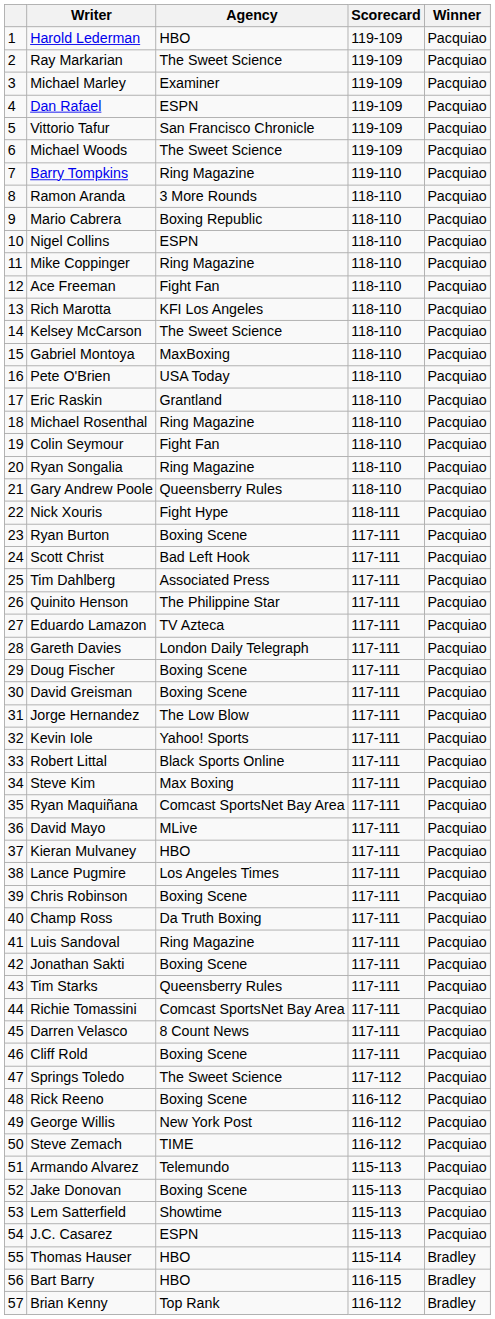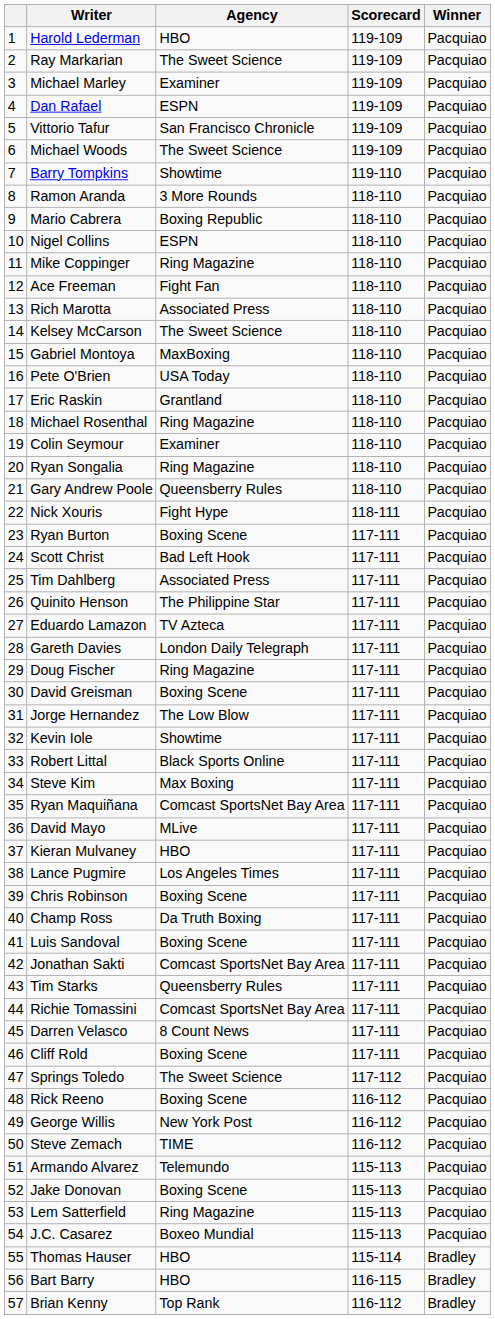(207, 173) Ring Magazine -> (191, 173) Showtime
(211, 309) KFI Los Angeles -> (214, 309) Associated Press
(189, 444) Fight Fan -> (189, 444) Examiner
(203, 670) Boxing Scene -> (207, 670) Ring Magazine
(204, 738) Yahoo! Sports -> (191, 738) Showtime
(207, 941) Ring Magazine -> (203, 941) Boxing Scene
(203, 964) Boxing Scene -> (252, 964) Comcast SportsNet Bay Area
(191, 1212) Showtime -> (207, 1212) Ring Magazine
(179, 1235) ESPN -> (206, 1235) Boxeo Mundial
